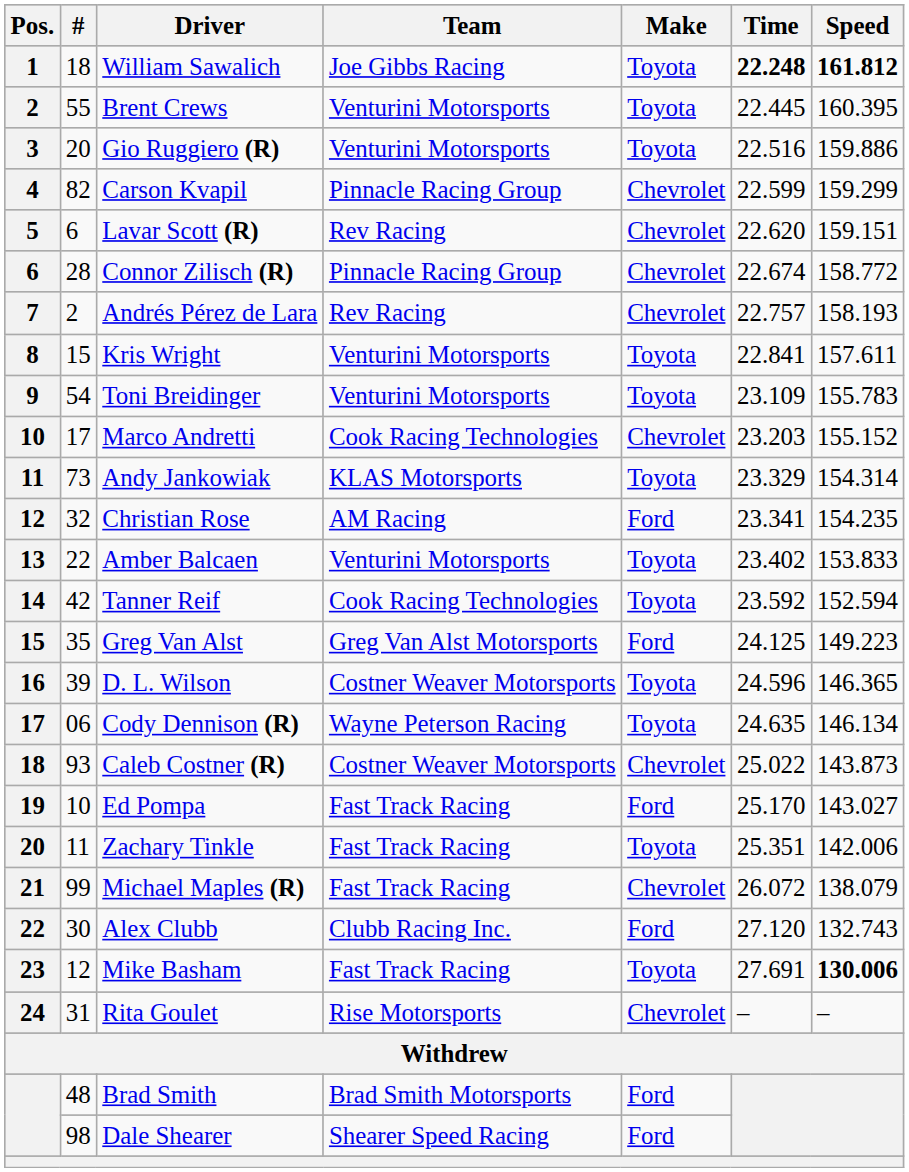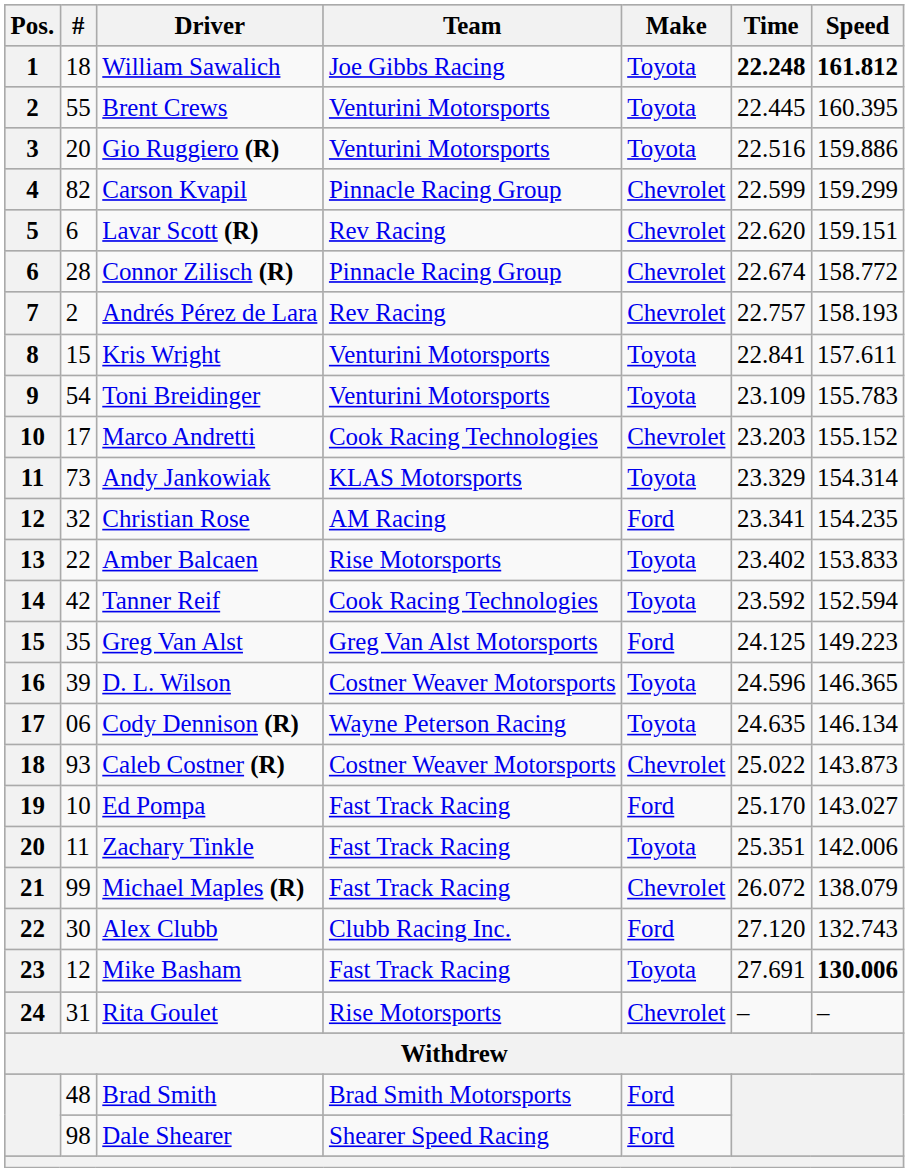(439, 559) Venturini Motorsports -> (415, 559) Rise Motorsports
